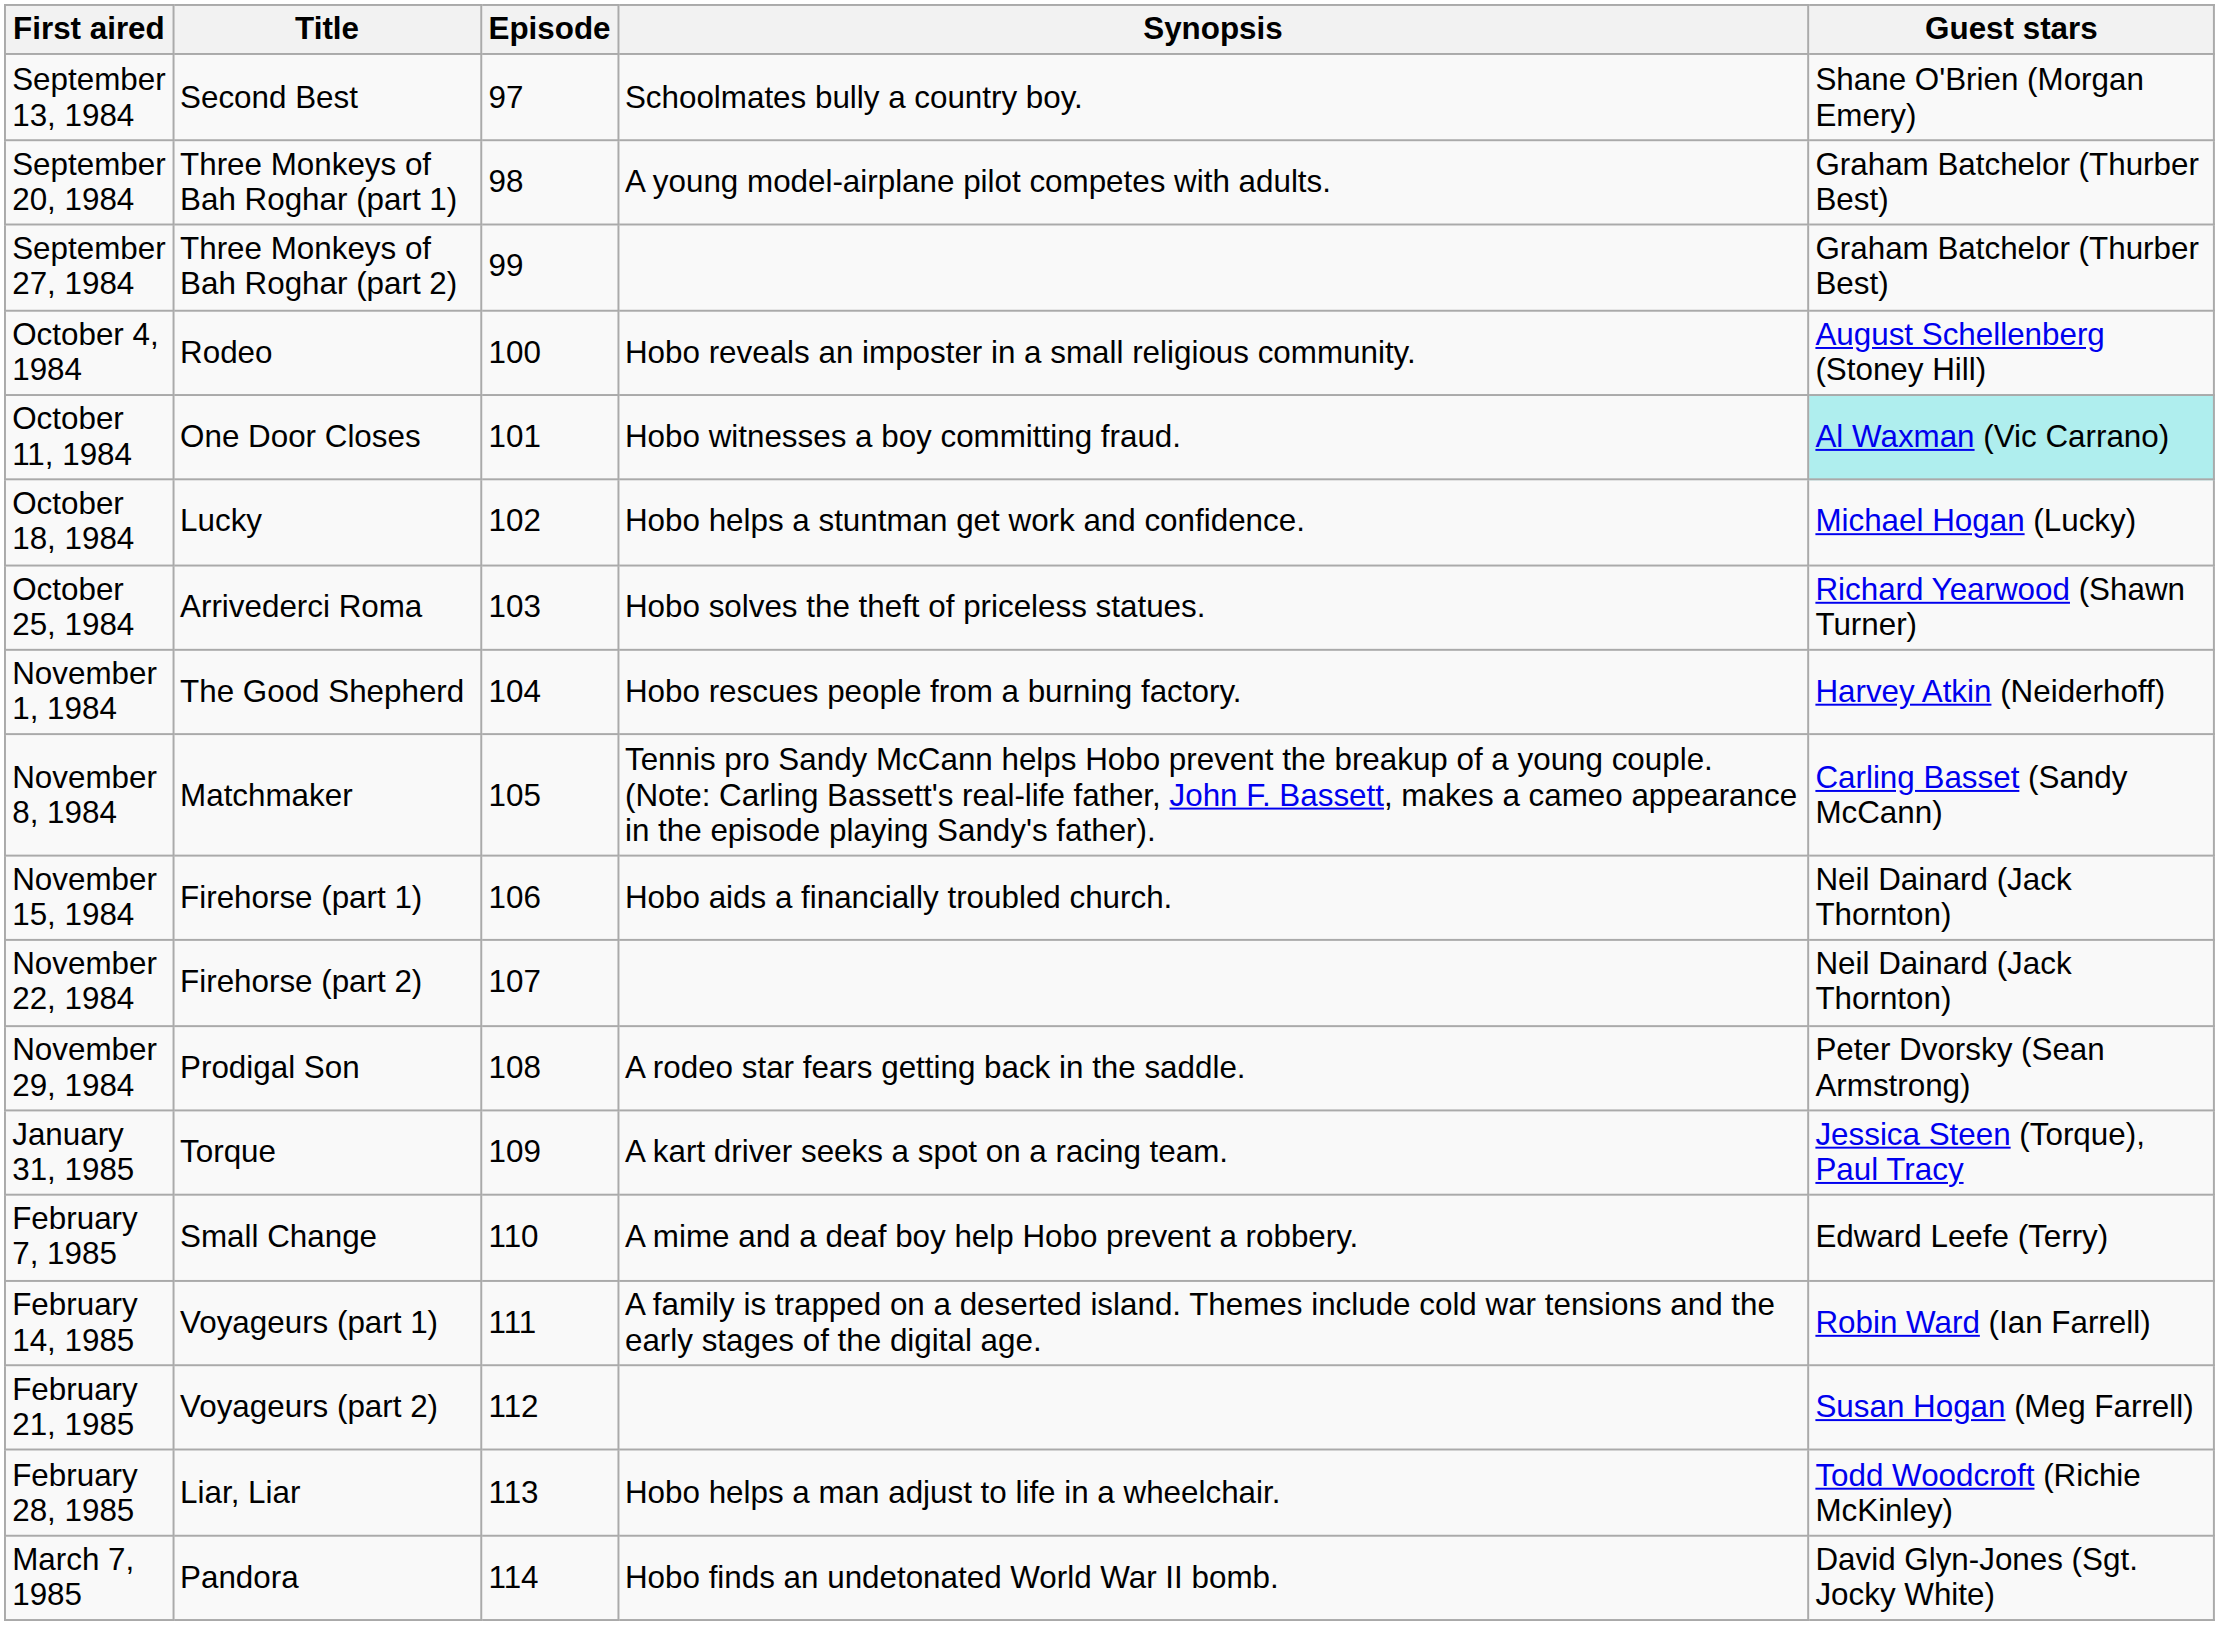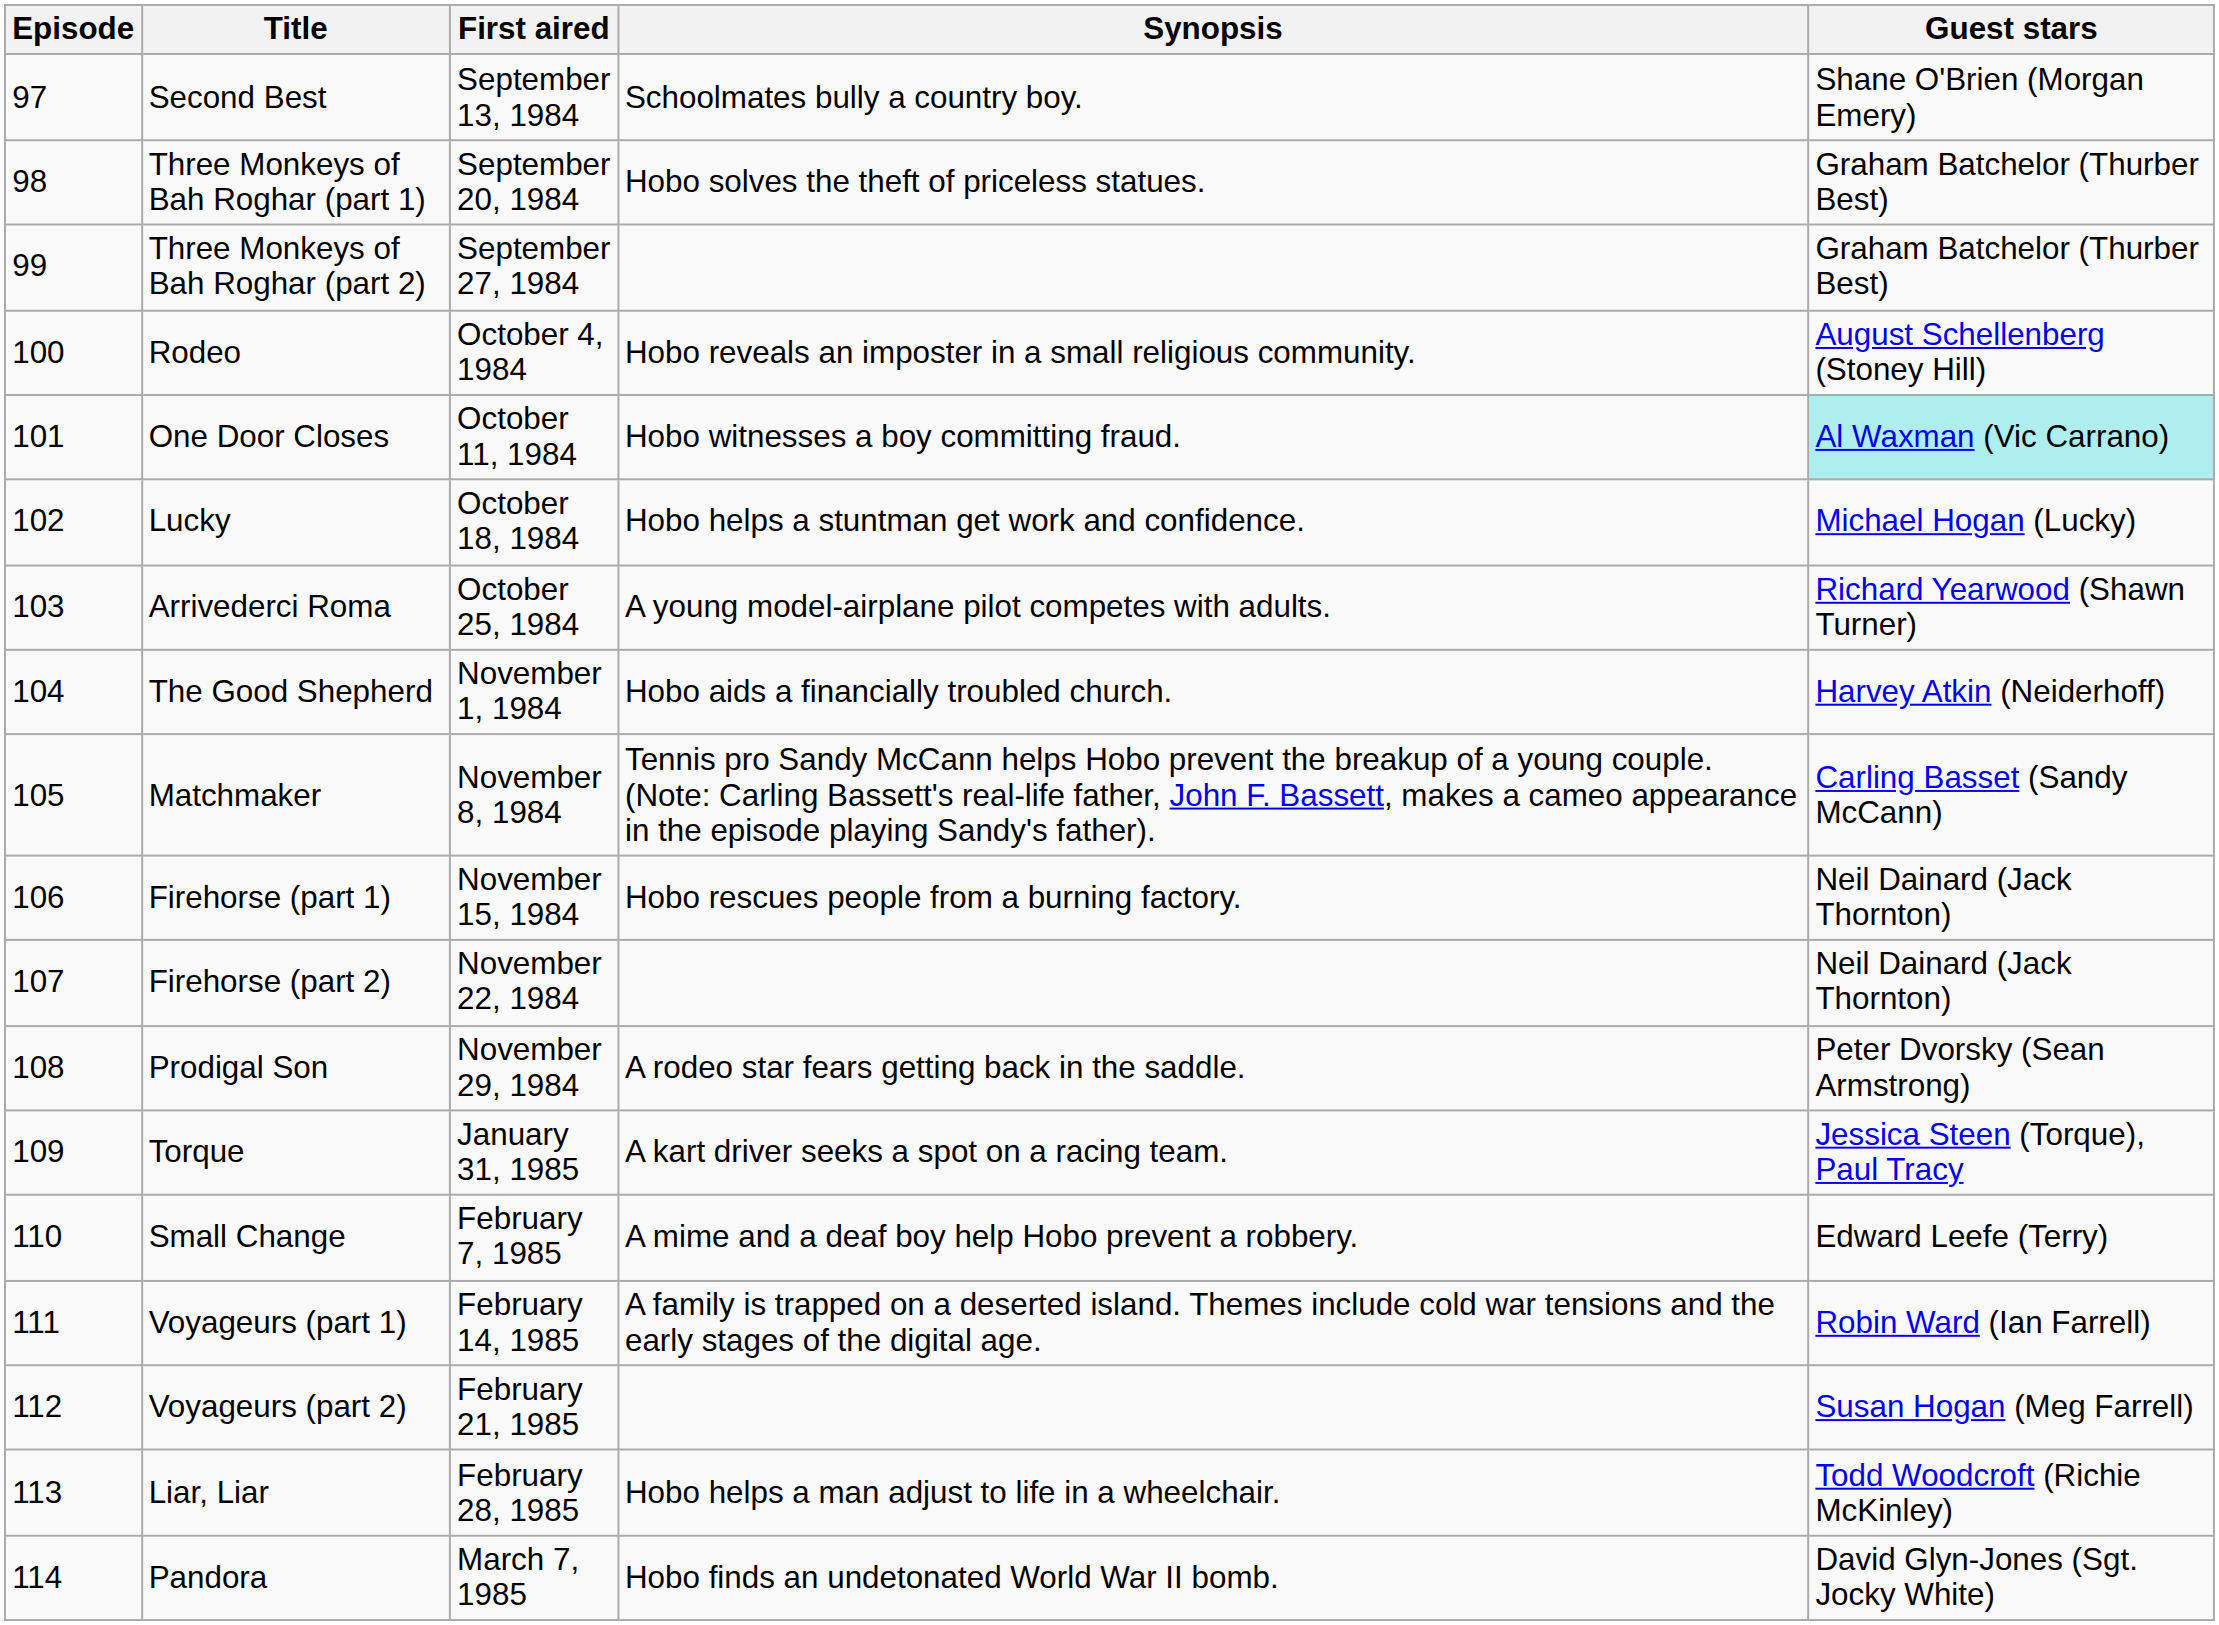columns swapped: (550, 29) <-> (89, 29)
(978, 181) A young model-airplane pilot competes with adults. -> (915, 181) Hobo solves the theft of priceless statues.
(915, 606) Hobo solves the theft of priceless statues. -> (978, 606) A young model-airplane pilot competes with adults.
(933, 691) Hobo rescues people from a burning factory. -> (899, 691) Hobo aids a financially troubled church.
(899, 897) Hobo aids a financially troubled church. -> (933, 897) Hobo rescues people from a burning factory.
